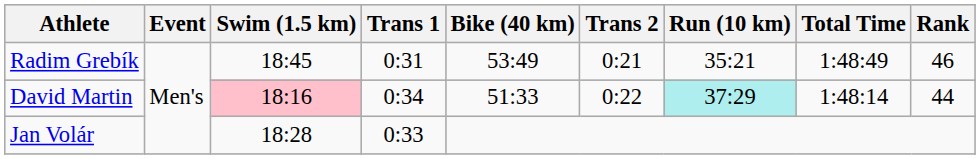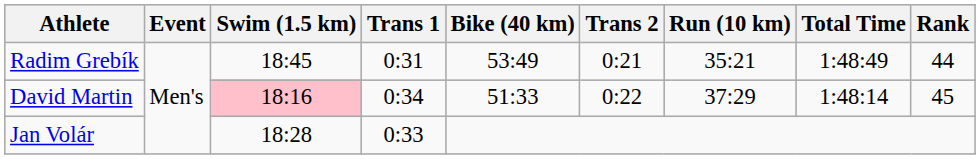(943, 60) 46 -> (943, 60) 44
(730, 98) paleturquoise background -> (730, 98) no background
(943, 98) 44 -> (943, 98) 45
